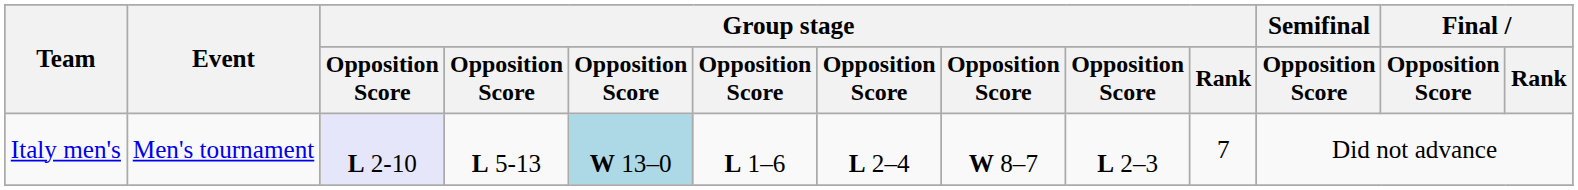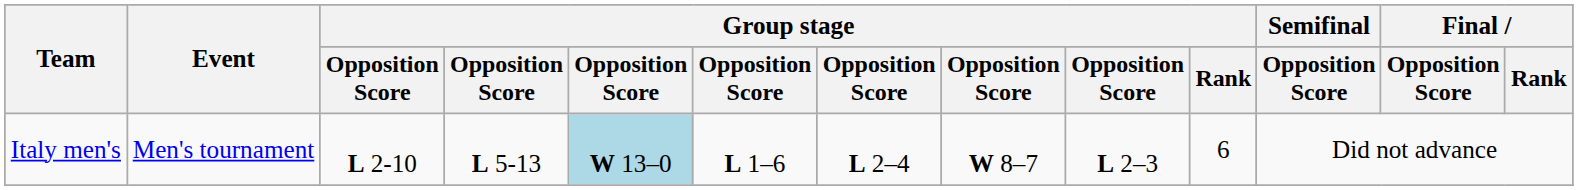(382, 164) lavender background -> (382, 164) no background
(1223, 149) 7 -> (1223, 149) 6
